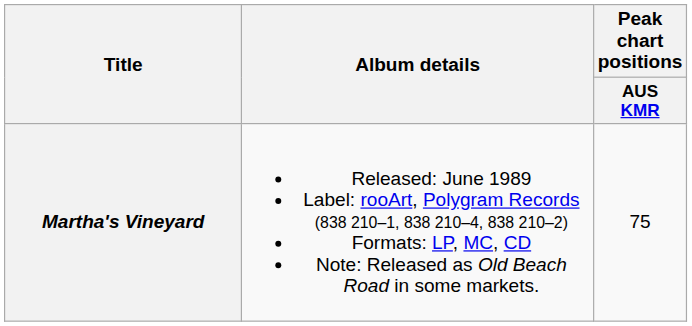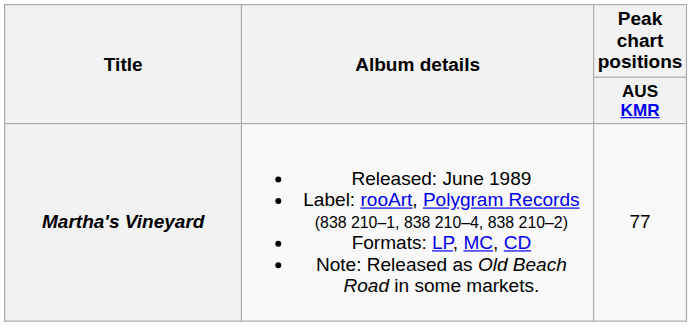(640, 222) 75 -> (640, 222) 77
